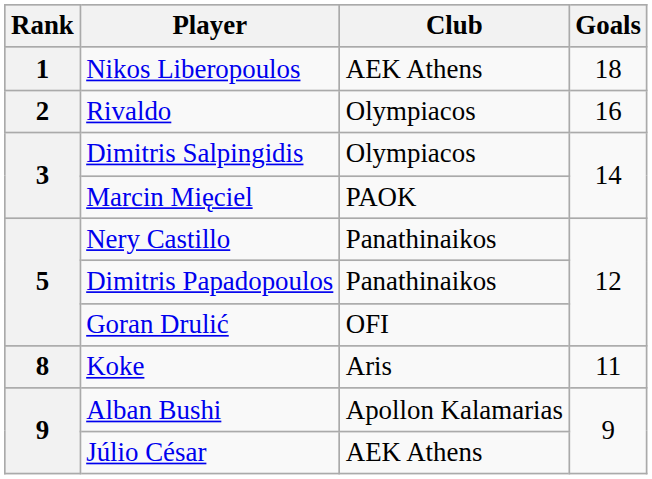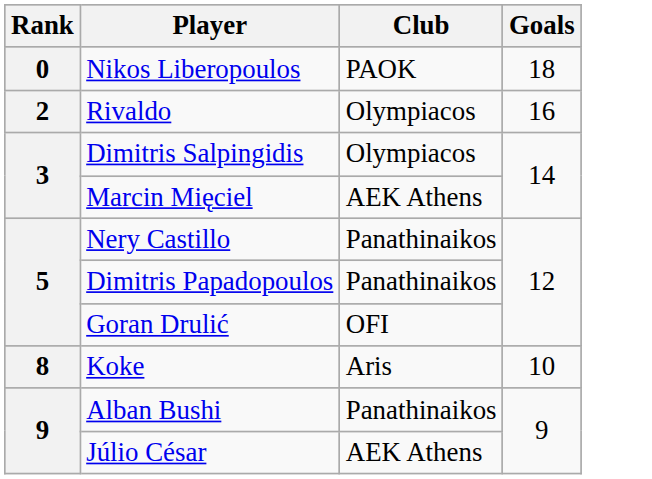(42, 68) 1 -> (42, 68) 0
(414, 68) AEK Athens -> (381, 68) PAOK
(381, 196) PAOK -> (414, 196) AEK Athens
(608, 366) 11 -> (542, 366) 10
(454, 409) Apollon Kalamarias -> (421, 409) Panathinaikos
